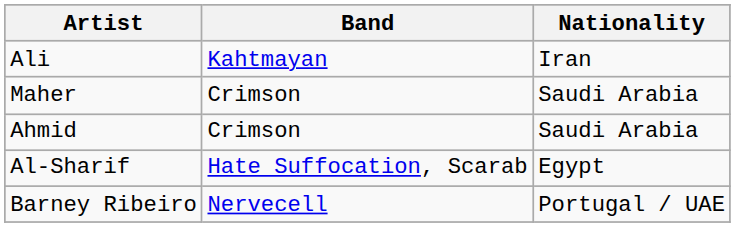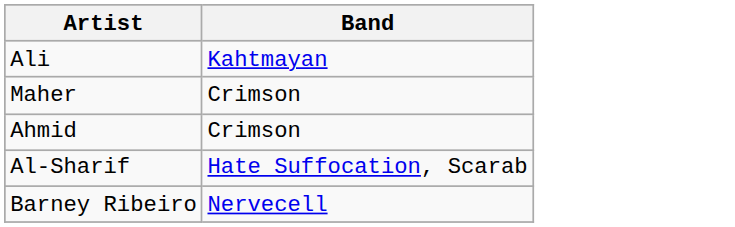- column: (632, 23)
